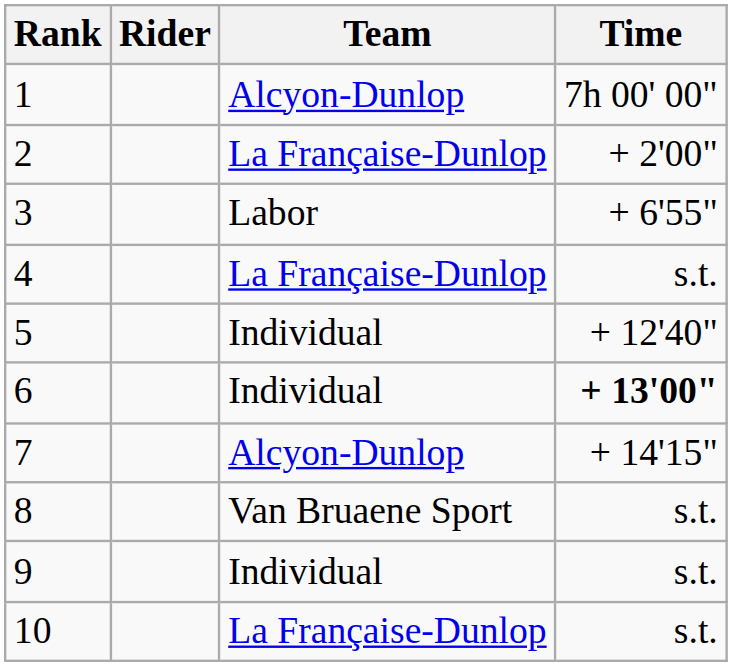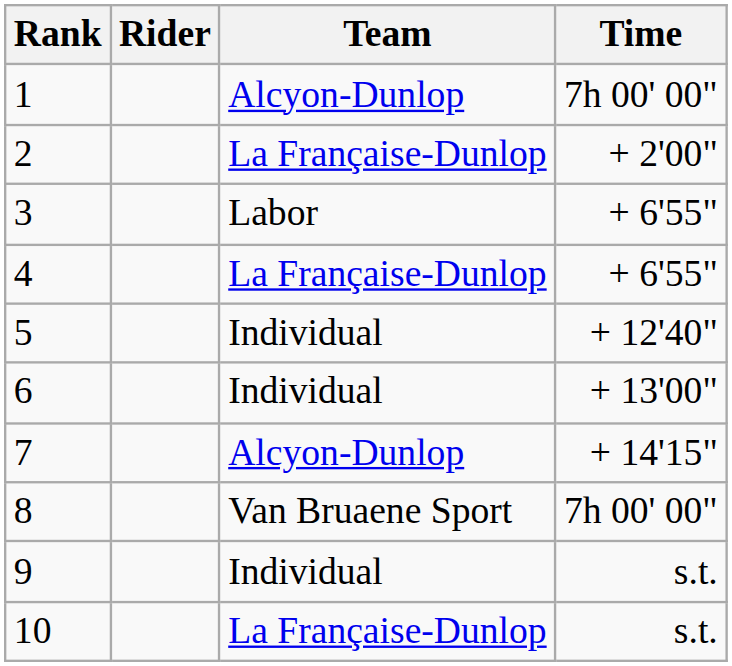(696, 272) s.t. -> (663, 272) + 6'55"
(649, 392) bold -> (654, 392) normal
(696, 511) s.t. -> (641, 511) 7h 00' 00"
